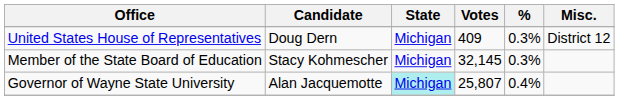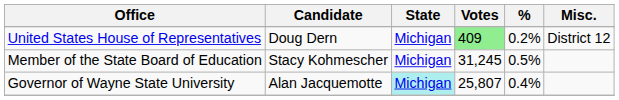(470, 38) no background -> (470, 38) lightgreen background
(524, 38) 0.3% -> (524, 38) 0.2%
(480, 60) 32,145 -> (480, 60) 31,245
(524, 60) 0.3% -> (524, 60) 0.5%
